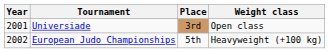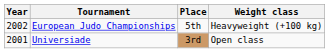rows swapped: (104, 40) <-> (61, 26)
